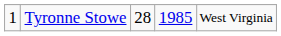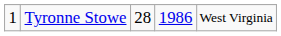(176, 17) 1985 -> (176, 17) 1986
